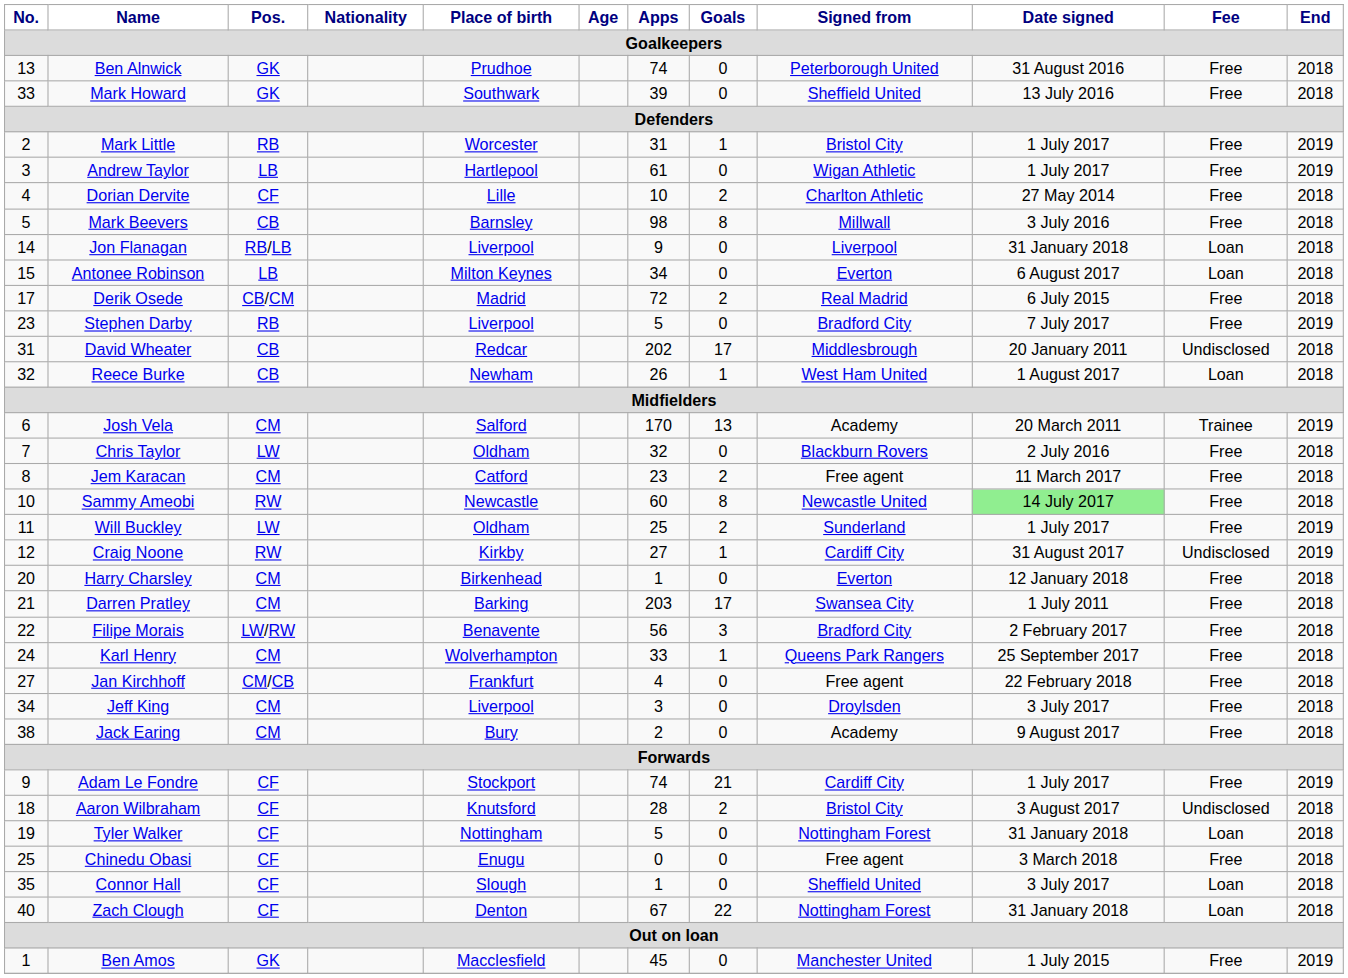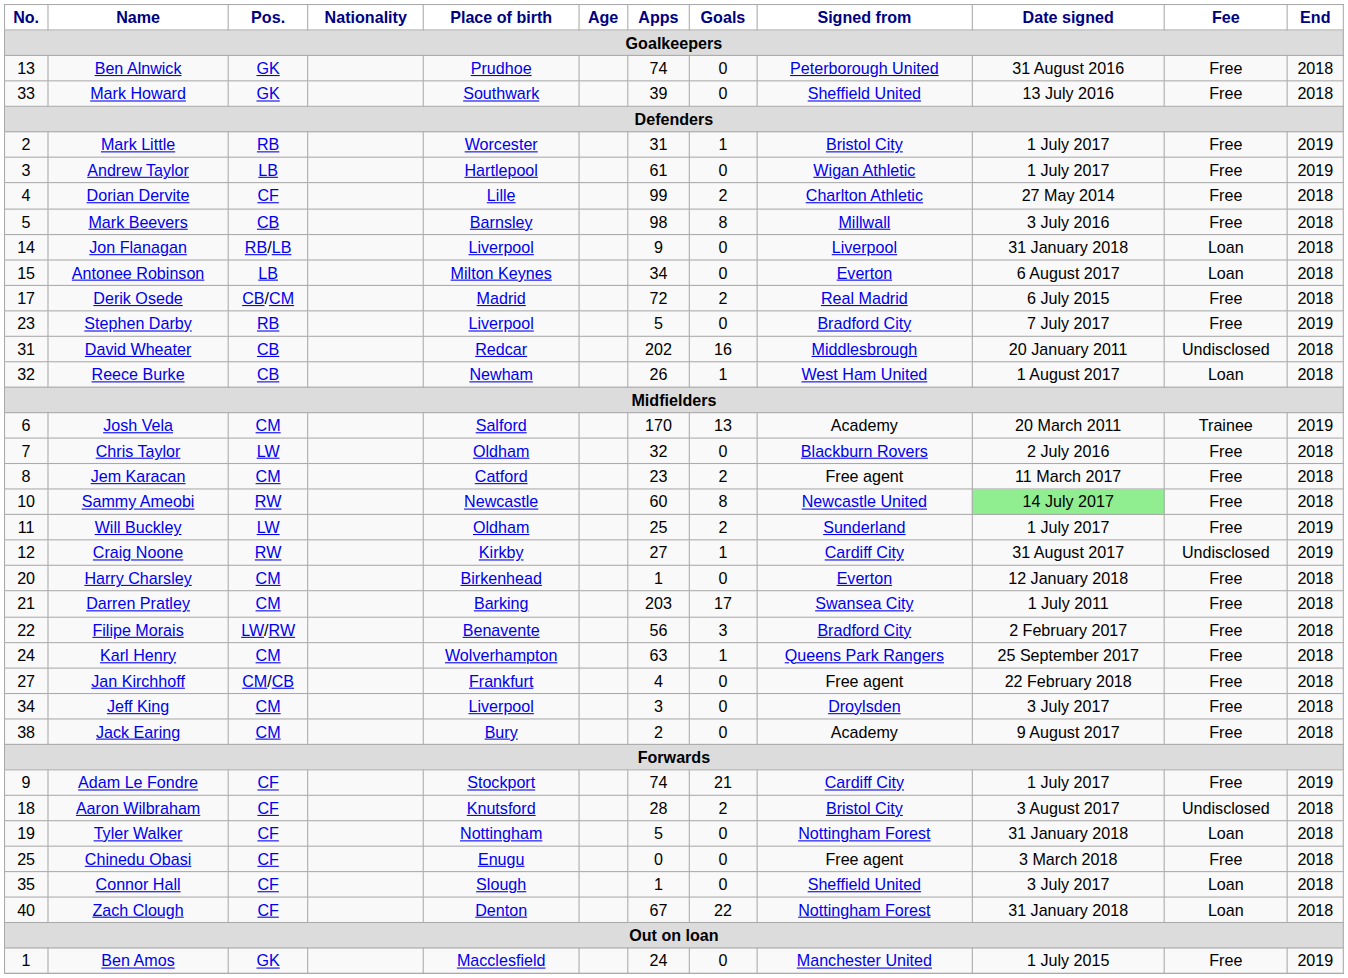(658, 196) 10 -> (658, 196) 99
(723, 349) 17 -> (723, 349) 16
(658, 655) 33 -> (658, 655) 63
(658, 961) 45 -> (658, 961) 24
